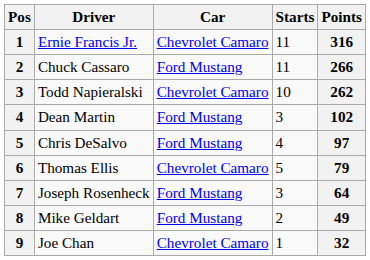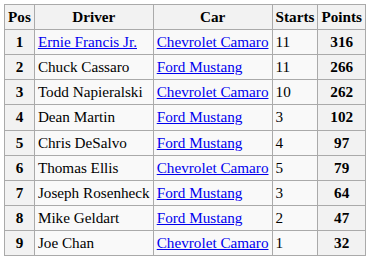(342, 217) 49 -> (342, 217) 47
